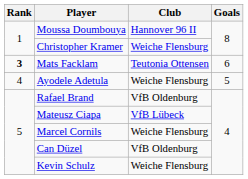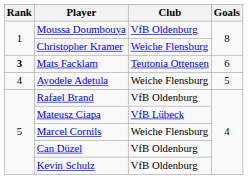(164, 30) Hannover 96 II -> (164, 30) VfB Oldenburg
(169, 166) Weiche Flensburg -> (164, 166) VfB Oldenburg
